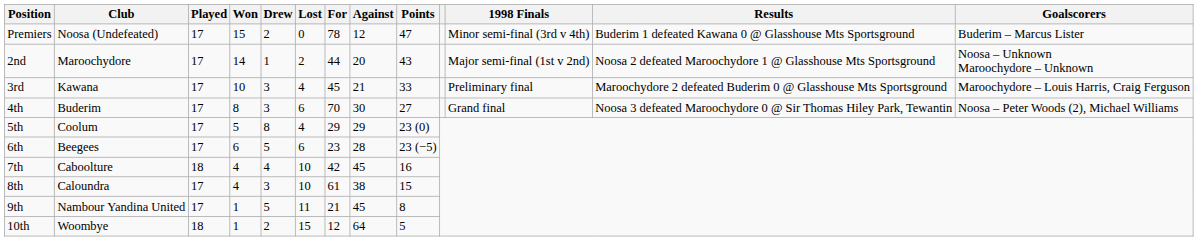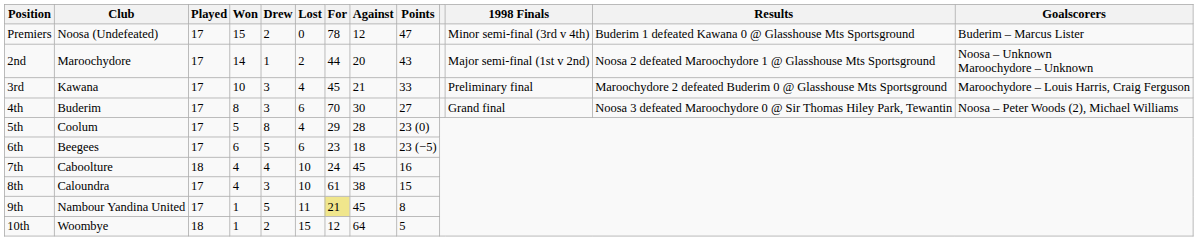(359, 127) 29 -> (359, 127) 28
(359, 147) 28 -> (359, 147) 18
(334, 166) 42 -> (334, 166) 24
(334, 206) no background -> (334, 206) khaki background
